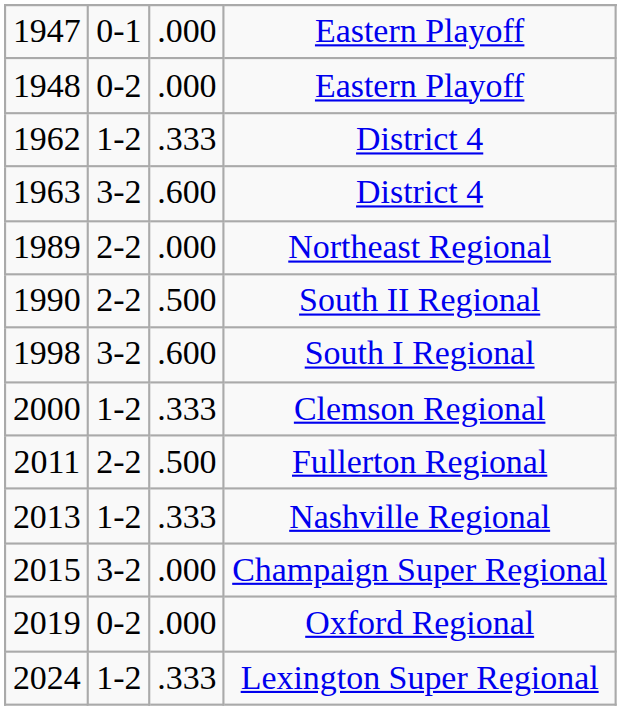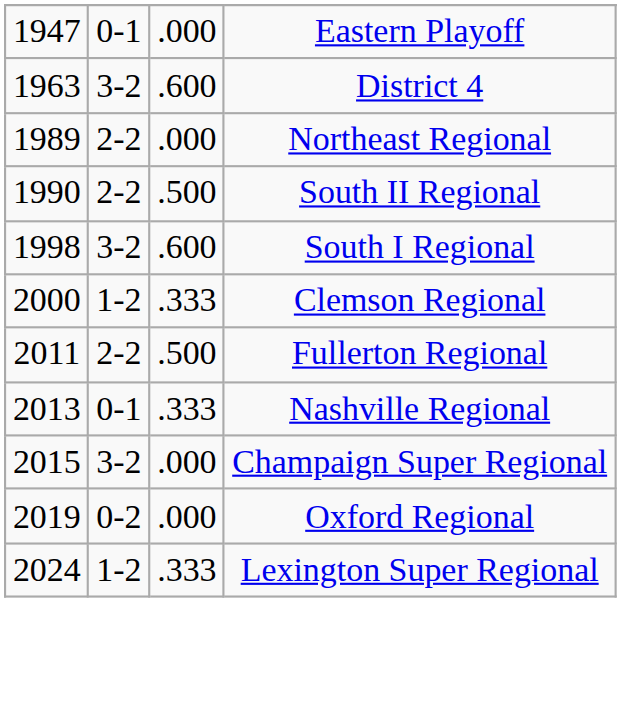- row: (47, 85)
- row: (47, 138)
(119, 515) 1-2 -> (119, 407) 0-1
